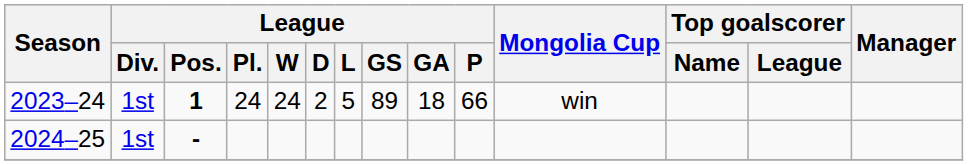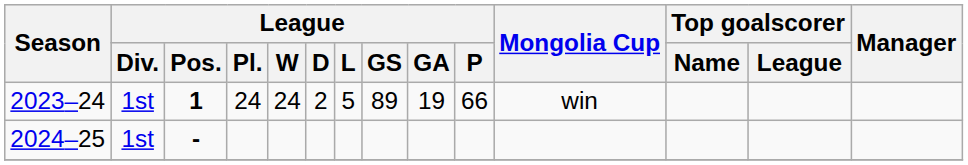(432, 100) 18 -> (432, 100) 19
